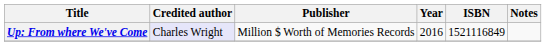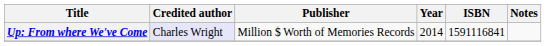(431, 31) 2016 -> (431, 31) 2014
(477, 31) 1521116849 -> (477, 31) 1591116841
